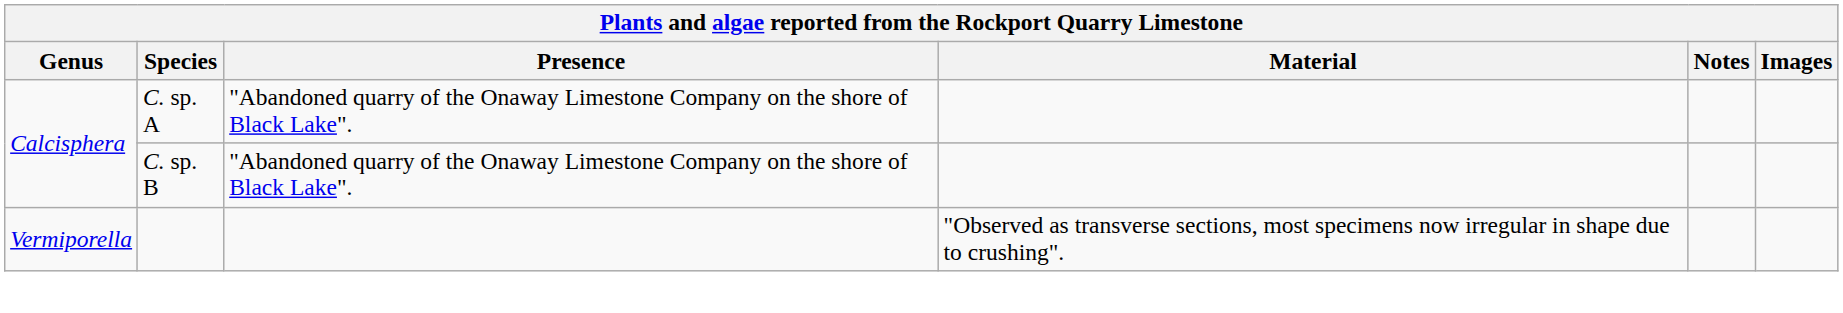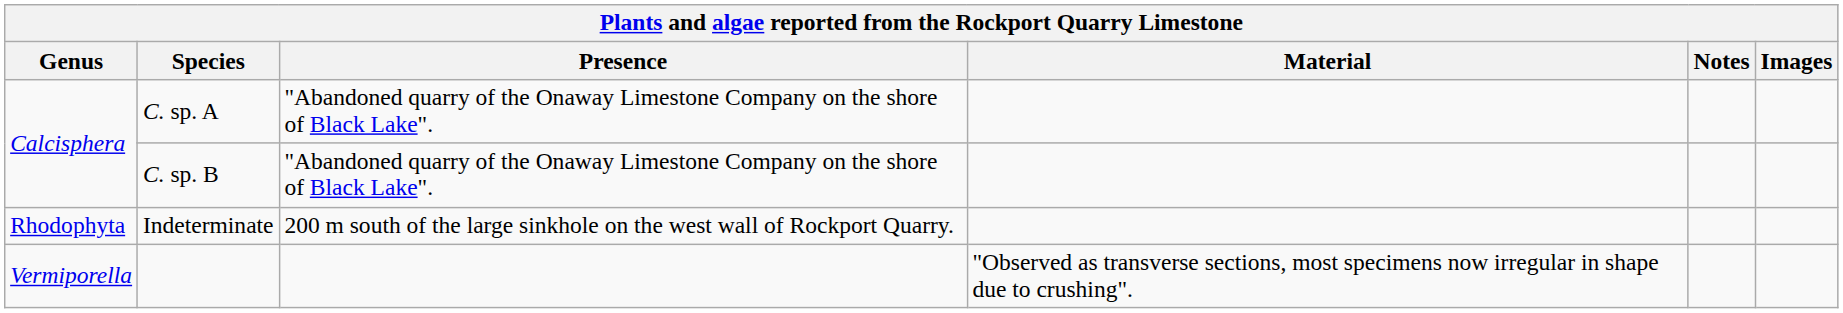+ row: (208, 225)
